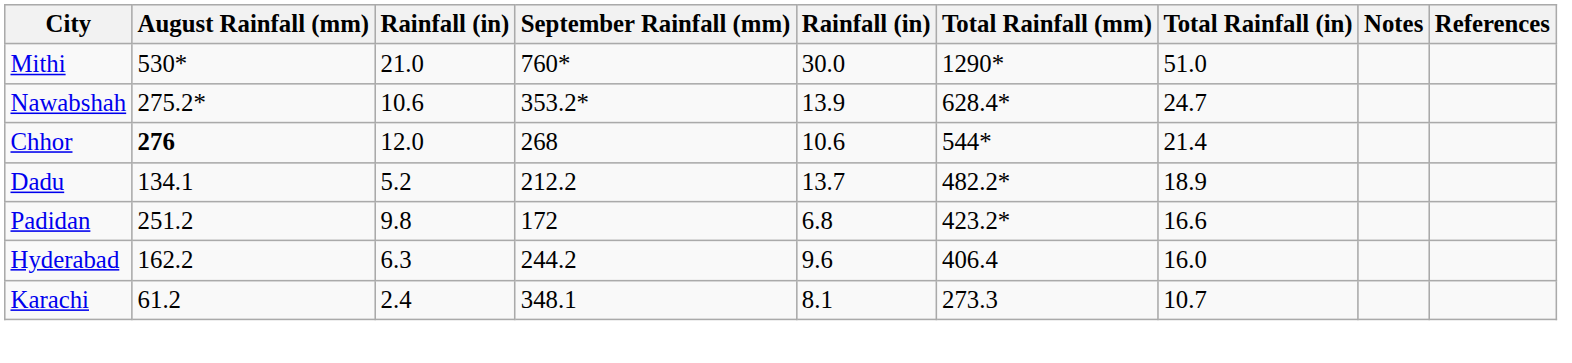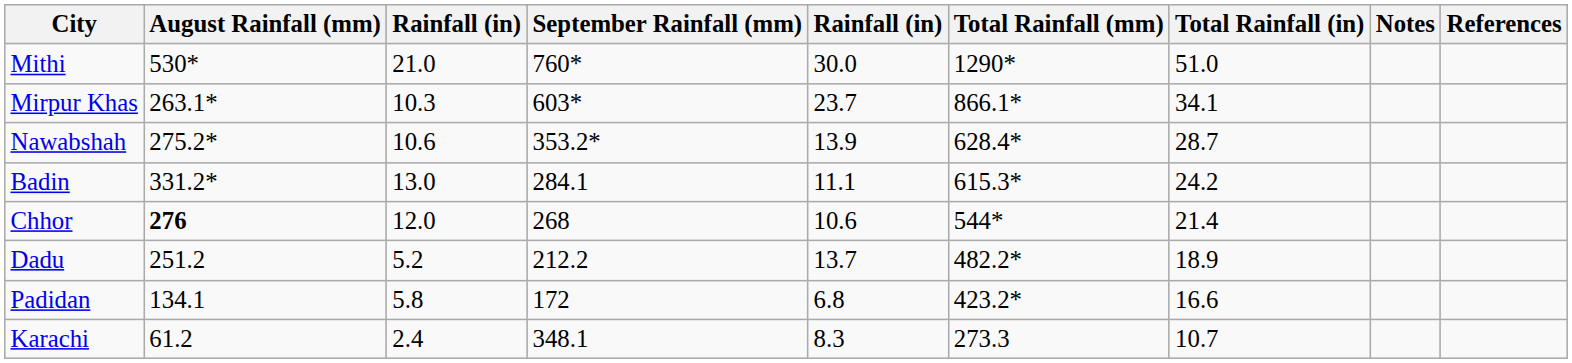+ row: (74, 102)
(1185, 102) 24.7 -> (1197, 142) 28.7
+ row: (40, 181)
(166, 181) 134.1 -> (177, 260) 251.2
(166, 220) 251.2 -> (177, 299) 134.1
(396, 220) 9.8 -> (408, 299) 5.8
- row: (65, 260)
(817, 299) 8.1 -> (829, 338) 8.3
